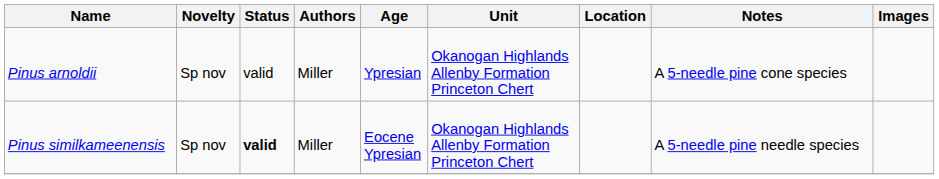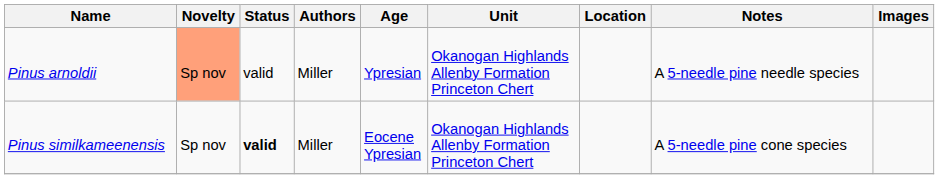(203, 72) no background -> (203, 72) lightsalmon background
(751, 72) A 5-needle pine cone species -> (757, 72) A 5-needle pine needle species
(757, 145) A 5-needle pine needle species -> (751, 145) A 5-needle pine cone species
